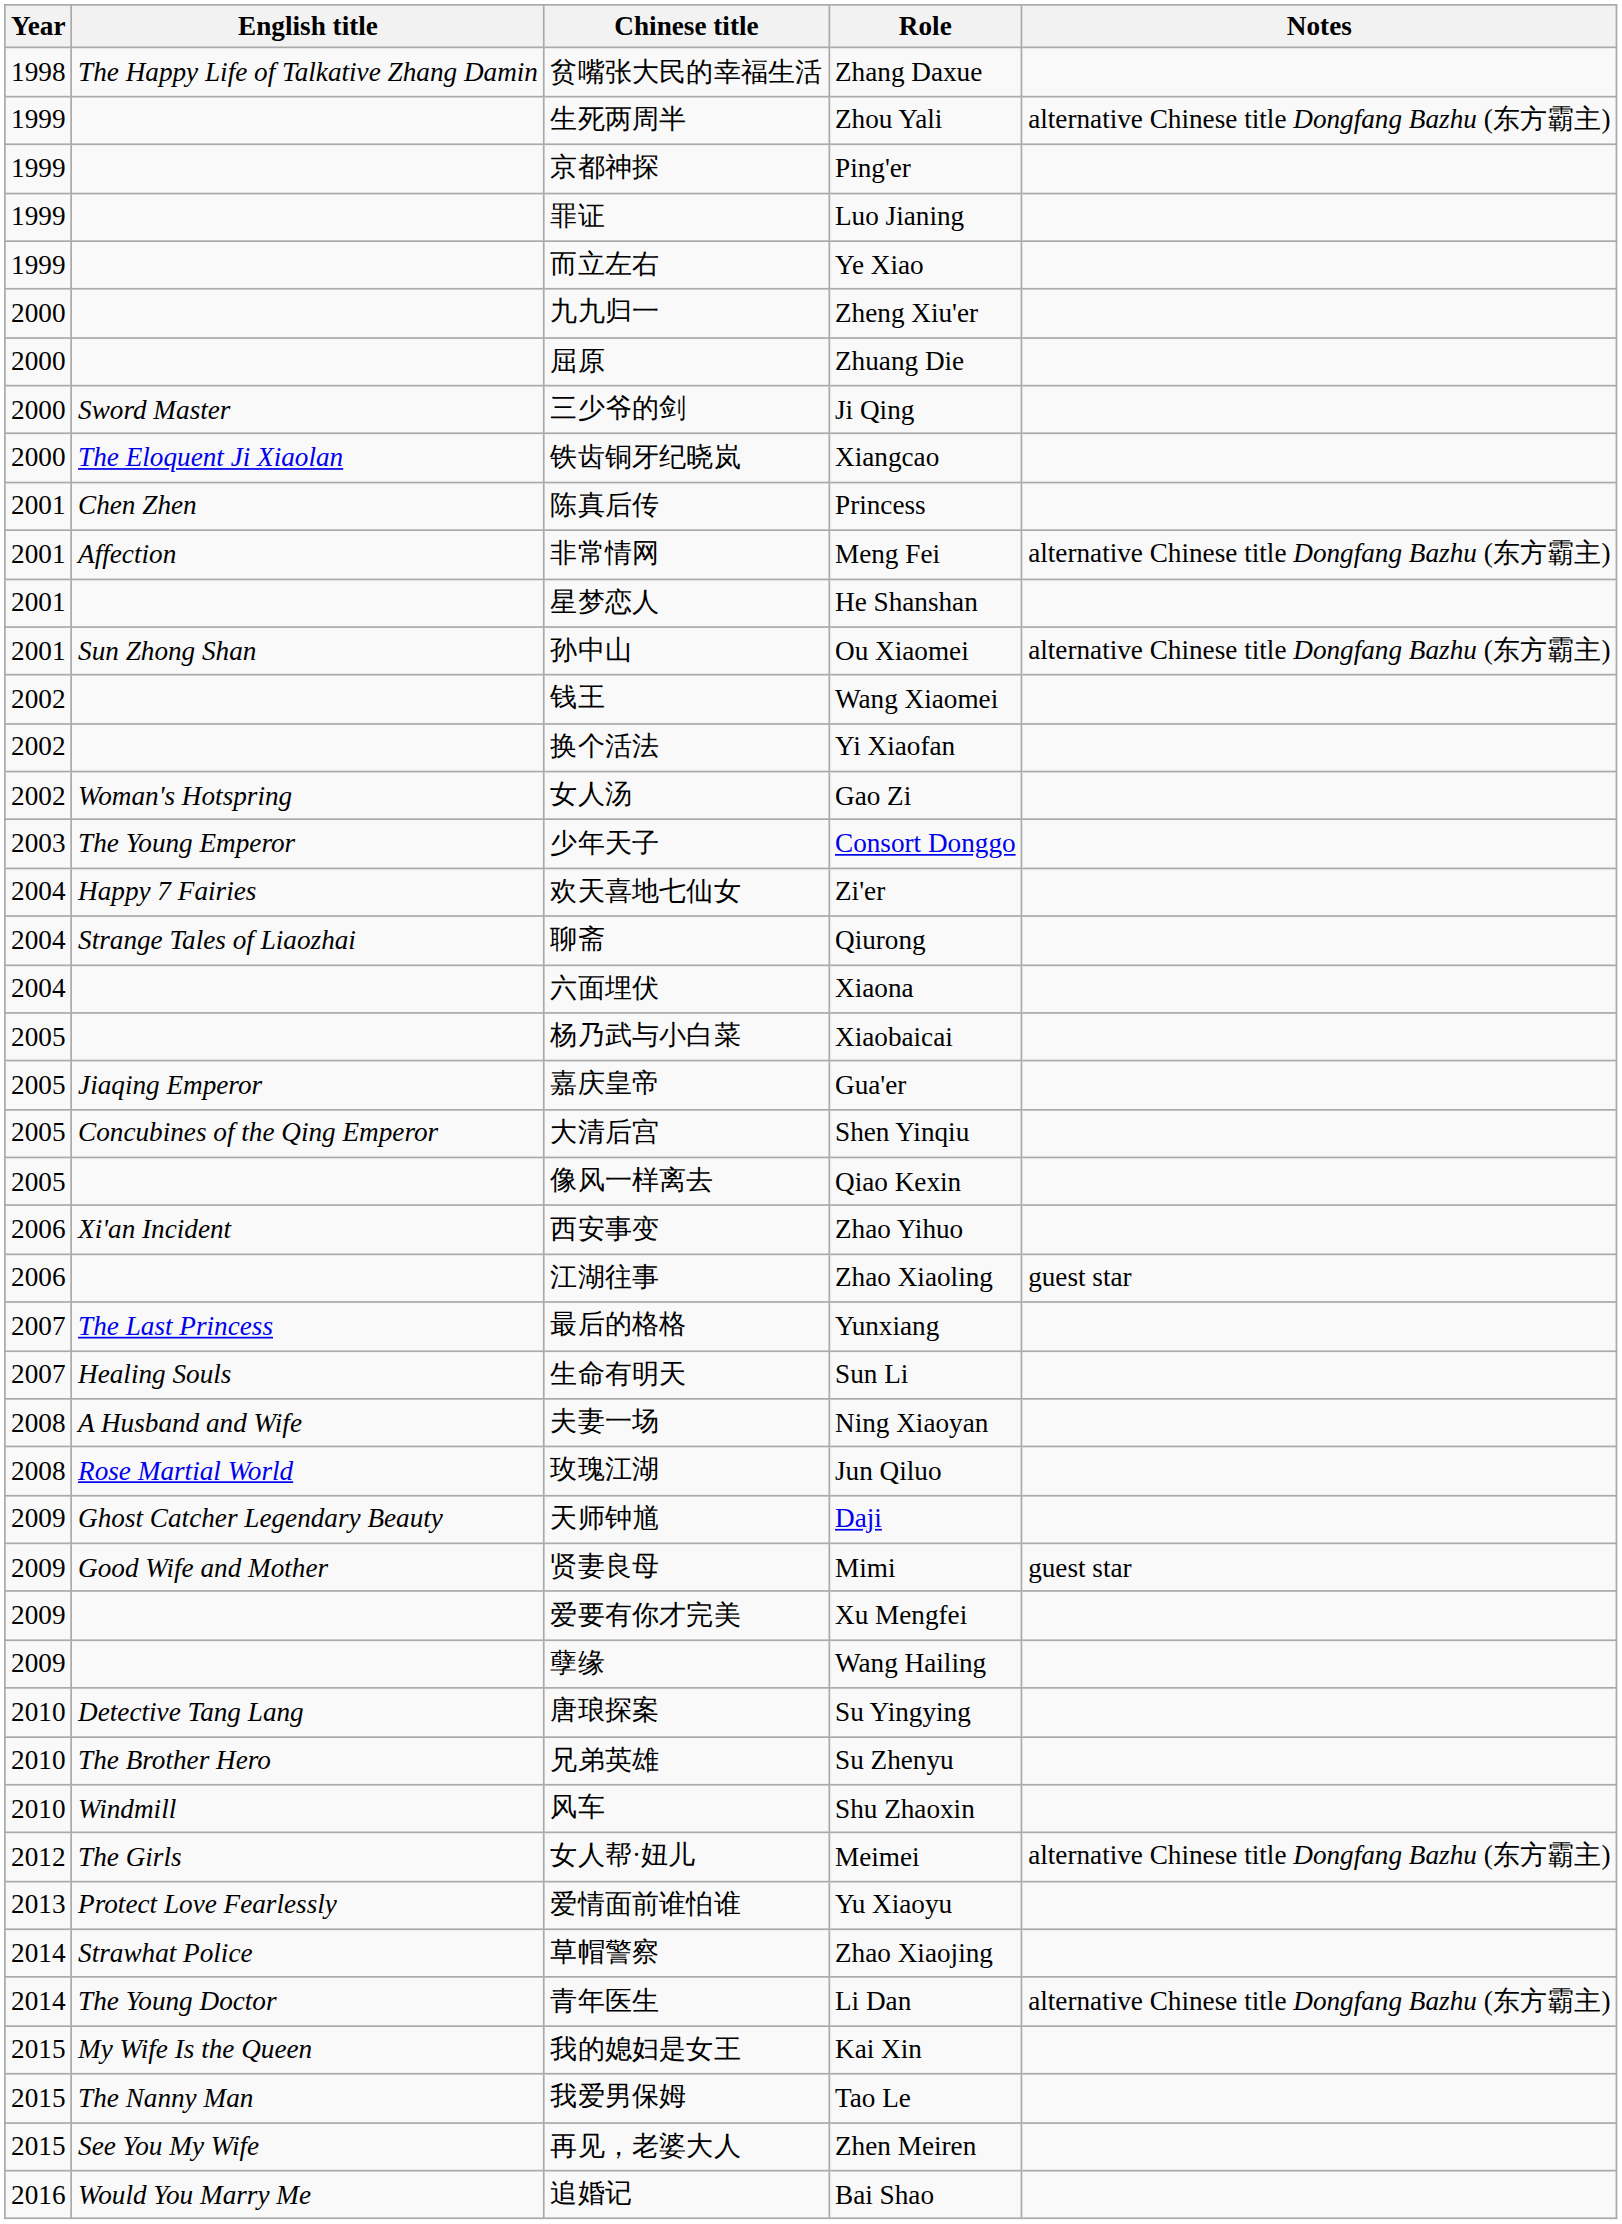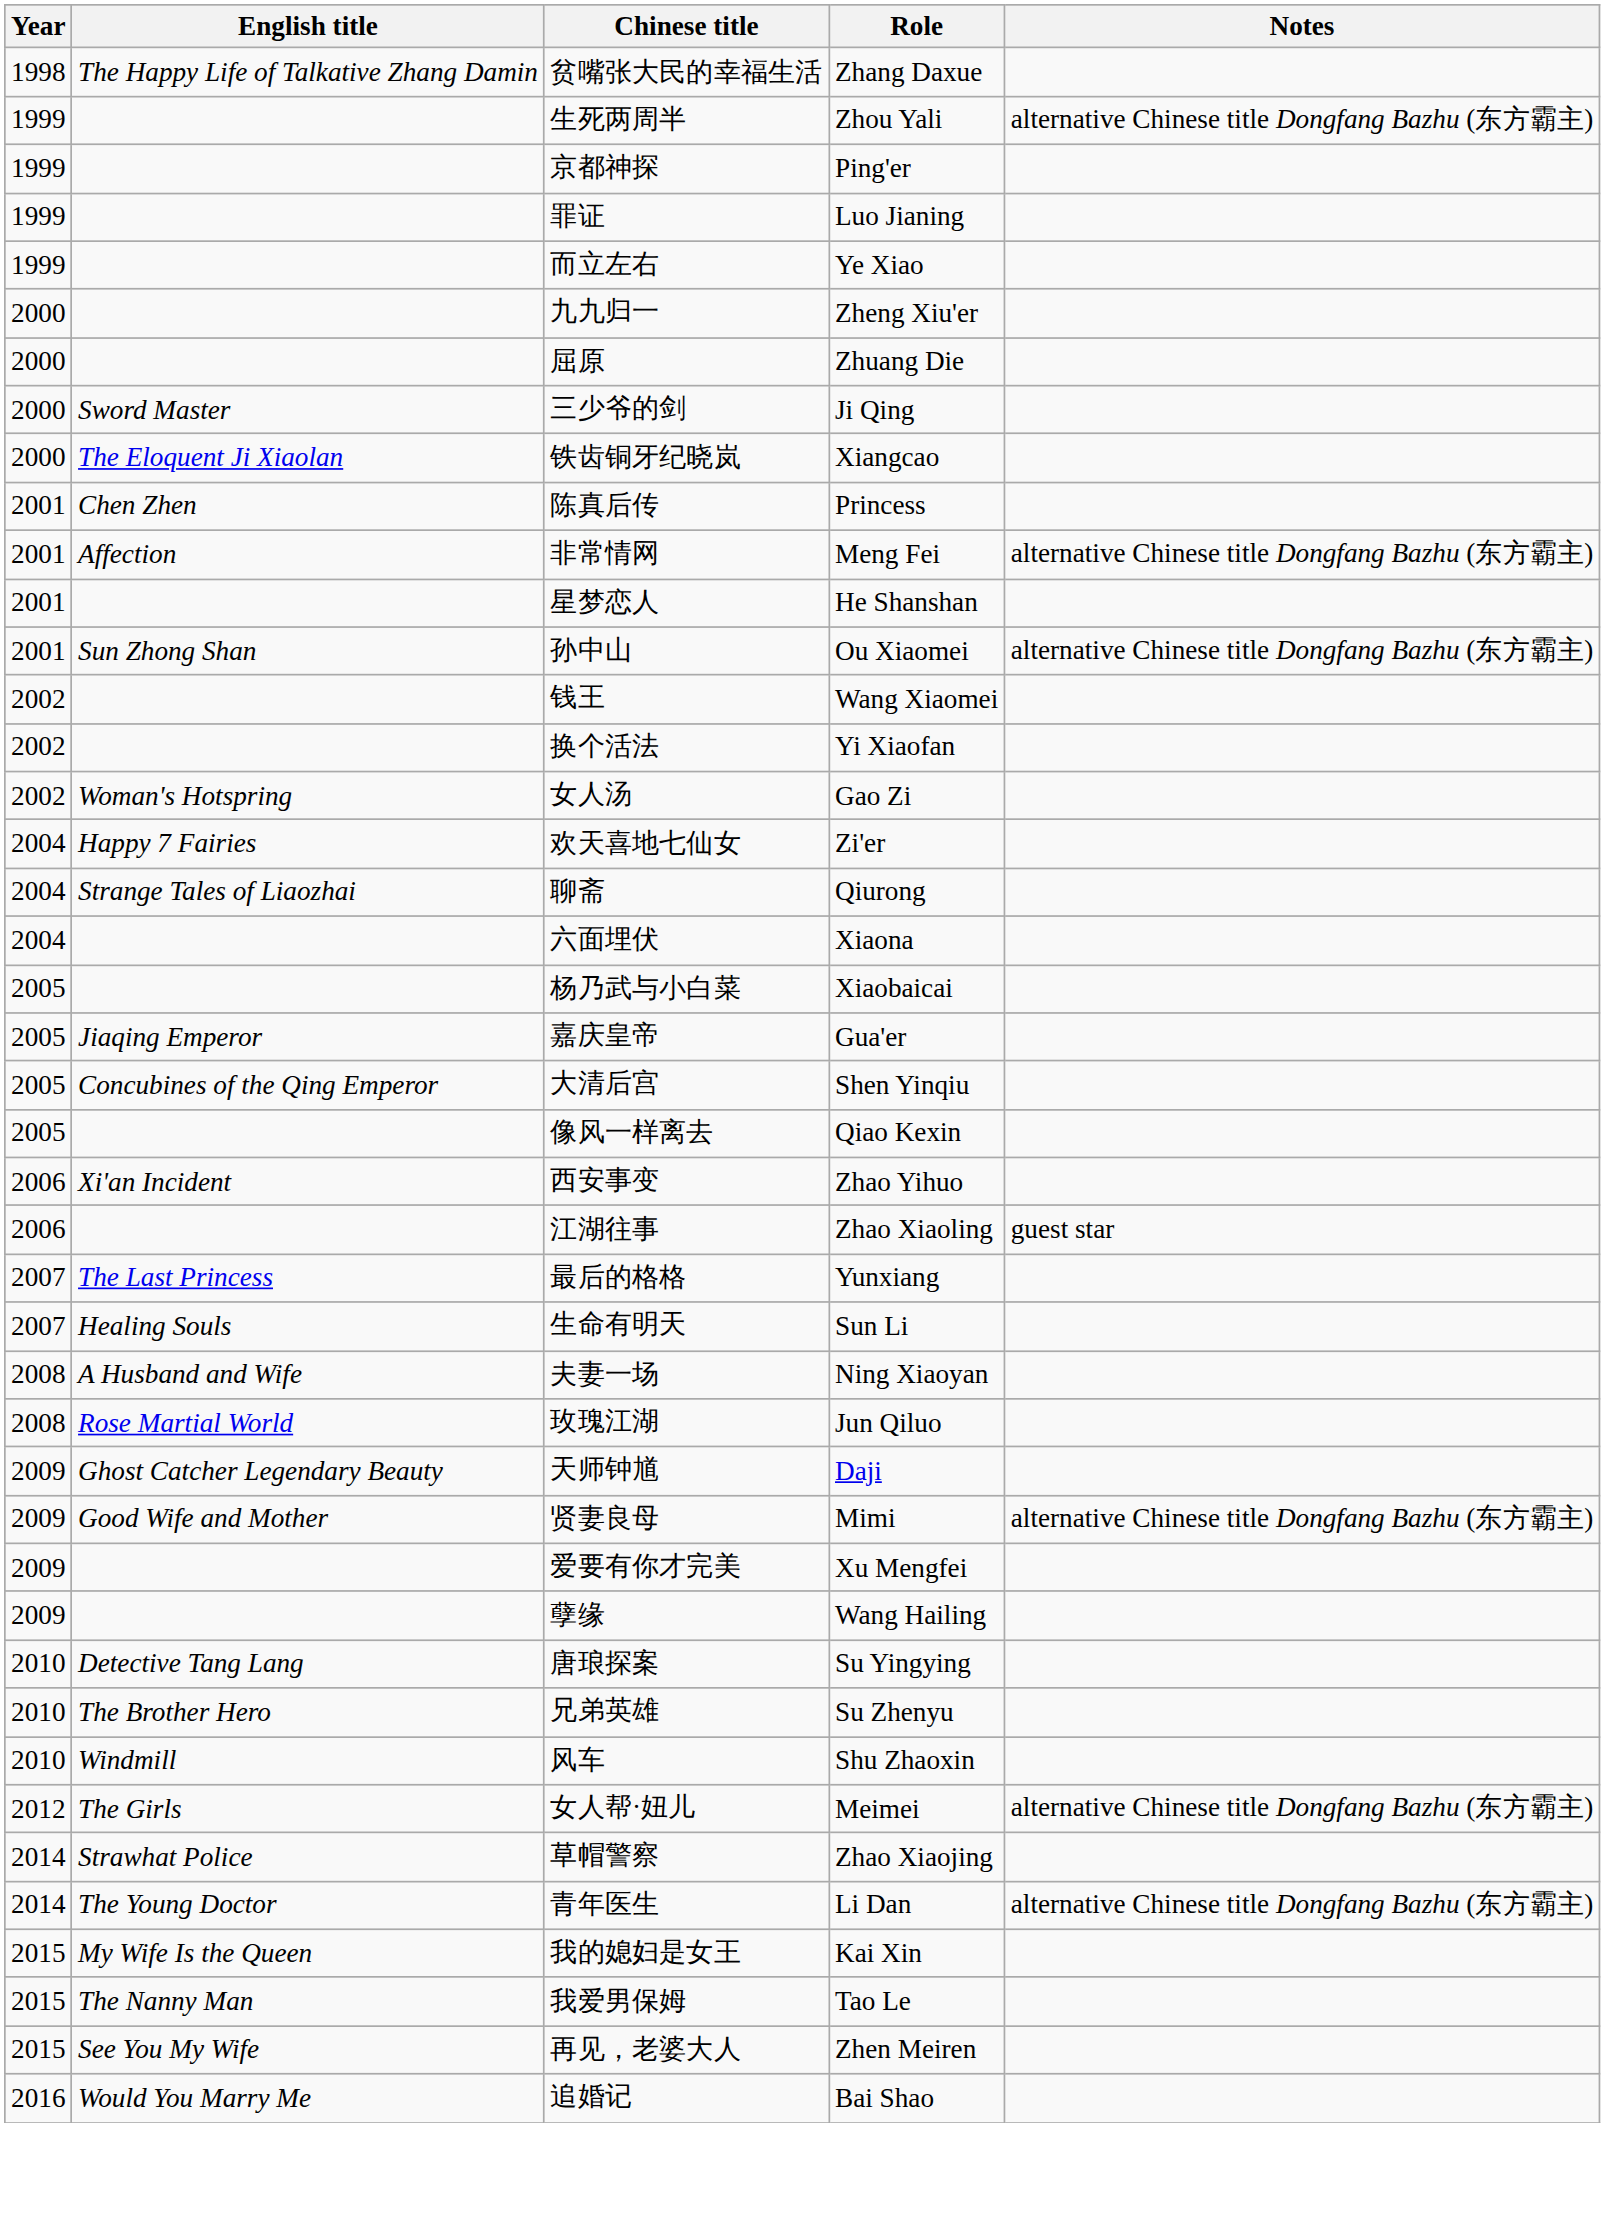- row: (605, 842)
(1080, 1567) guest star -> (1302, 1518) alternative Chinese title Dongfang Bazhu (东方霸主)
- row: (646, 1903)
